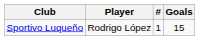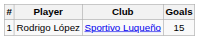columns swapped: (158, 12) <-> (45, 12)
